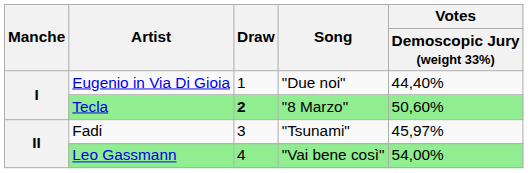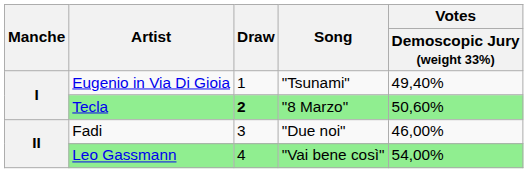(314, 82) "Due noi" -> (316, 82) "Tsunami"
(418, 82) 44,40% -> (418, 82) 49,40%
(316, 131) "Tsunami" -> (314, 131) "Due noi"
(418, 131) 45,97% -> (418, 131) 46,00%
